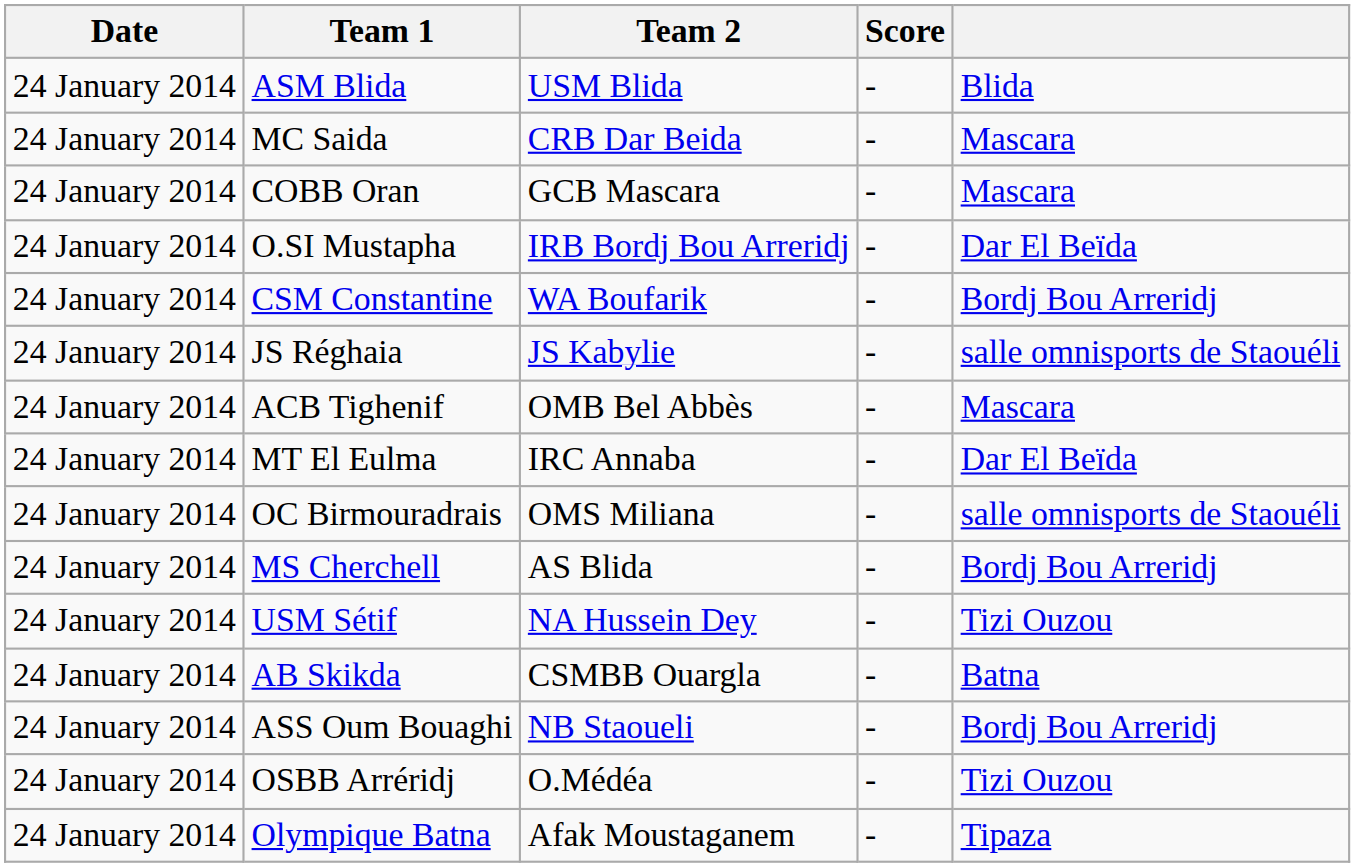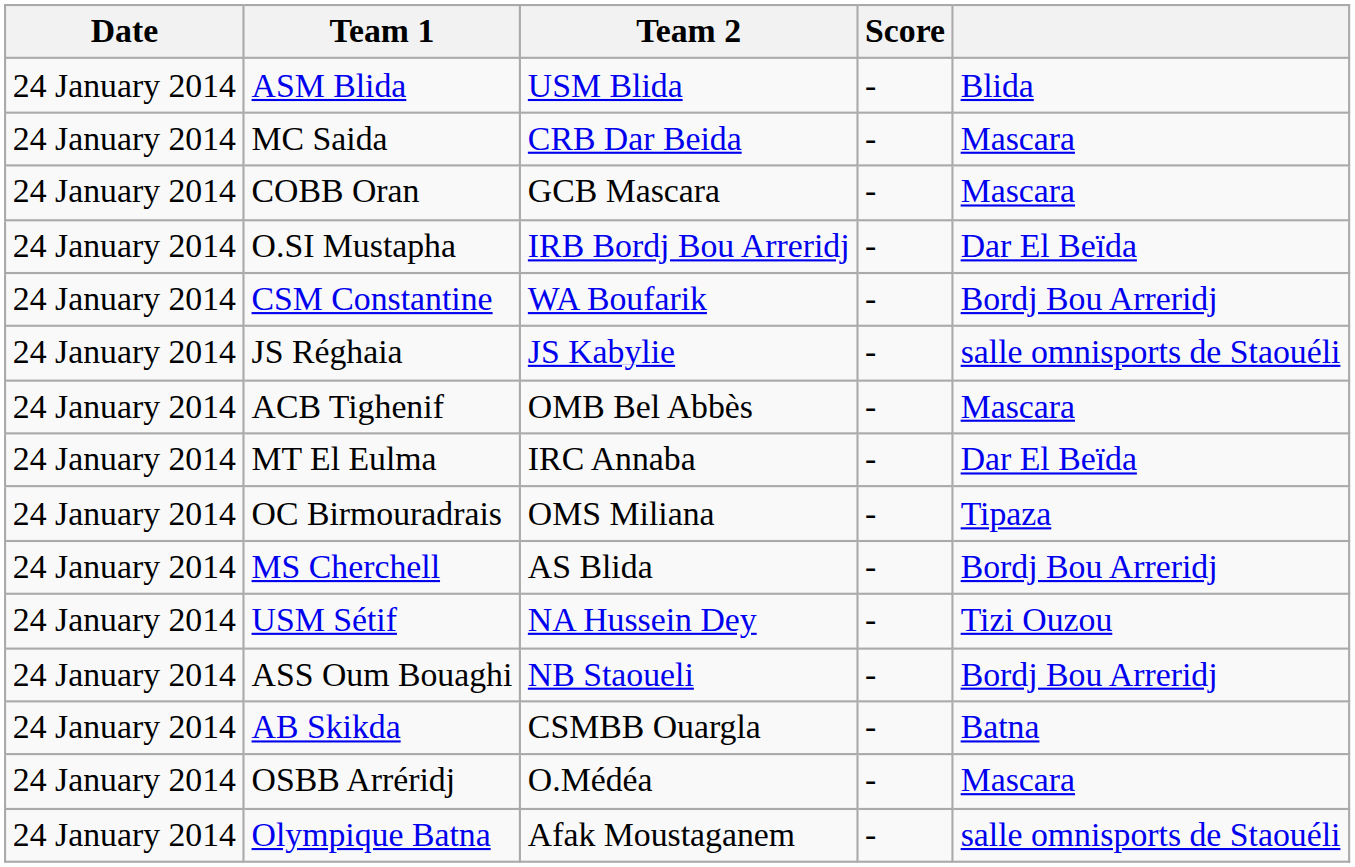(1151, 513) salle omnisports de Staouéli -> (1006, 513) Tipaza
rows swapped: (326, 673) <-> (382, 727)
(1036, 780) Tizi Ouzou -> (1018, 780) Mascara
(1006, 834) Tipaza -> (1151, 834) salle omnisports de Staouéli
